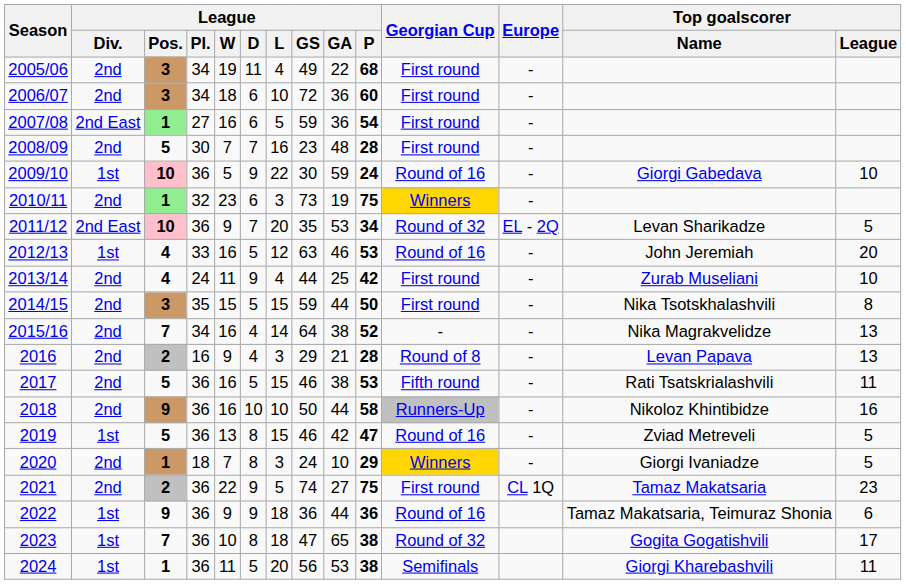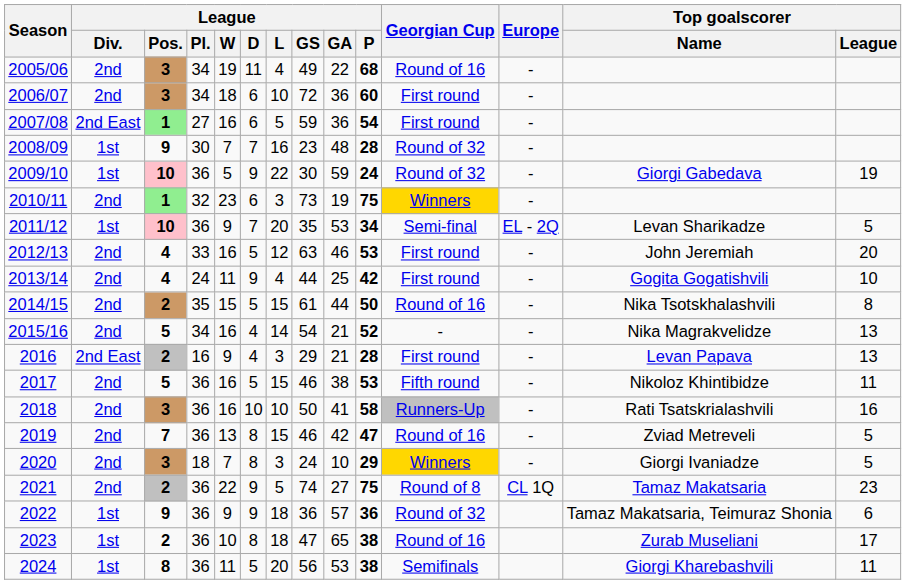(440, 69) First round -> (440, 69) Round of 16
(108, 148) 2nd -> (108, 148) 1st
(166, 148) 5 -> (166, 148) 9
(440, 148) First round -> (440, 148) Round of 32
(440, 174) Round of 16 -> (440, 174) Round of 32
(868, 174) 10 -> (868, 174) 19
(108, 226) 2nd East -> (108, 226) 1st
(440, 226) Round of 32 -> (440, 226) Semi-final
(108, 252) 1st -> (108, 252) 2nd
(440, 252) Round of 16 -> (440, 252) First round
(699, 278) Zurab Museliani -> (699, 278) Gogita Gogatishvili
(166, 305) 3 -> (166, 305) 2
(308, 305) 59 -> (308, 305) 61
(440, 305) First round -> (440, 305) Round of 16
(166, 331) 7 -> (166, 331) 5
(308, 331) 64 -> (308, 331) 54
(340, 331) 38 -> (340, 331) 21
(108, 357) 2nd -> (108, 357) 2nd East
(440, 357) Round of 8 -> (440, 357) First round
(699, 383) Rati Tsatskrialashvili -> (699, 383) Nikoloz Khintibidze
(166, 409) 9 -> (166, 409) 3
(340, 409) 44 -> (340, 409) 41
(699, 409) Nikoloz Khintibidze -> (699, 409) Rati Tsatskrialashvili
(108, 435) 1st -> (108, 435) 2nd
(166, 435) 5 -> (166, 435) 7
(166, 461) 1 -> (166, 461) 3
(440, 488) First round -> (440, 488) Round of 8
(340, 514) 44 -> (340, 514) 57
(440, 514) Round of 16 -> (440, 514) Round of 32
(166, 540) 7 -> (166, 540) 2
(440, 540) Round of 32 -> (440, 540) Round of 16
(699, 540) Gogita Gogatishvili -> (699, 540) Zurab Museliani
(166, 566) 1 -> (166, 566) 8
